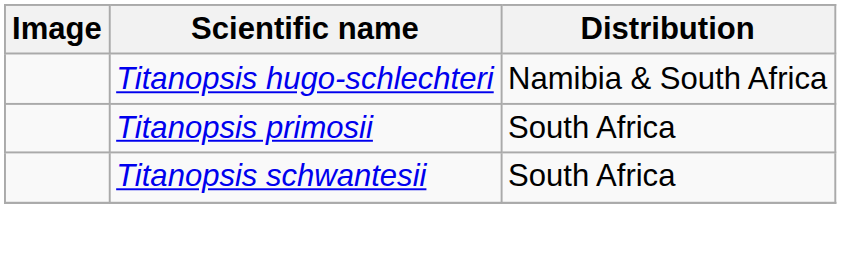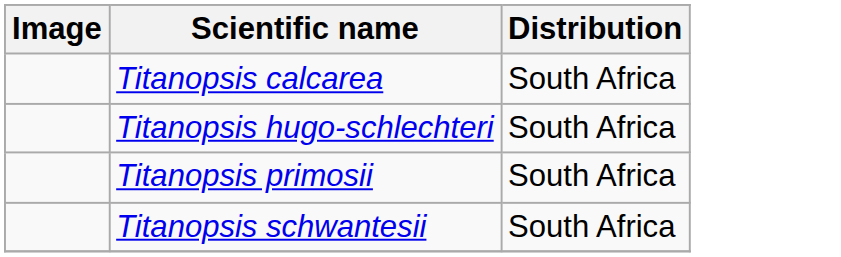+ row: (250, 78)
(668, 78) Namibia & South Africa -> (592, 127) South Africa
